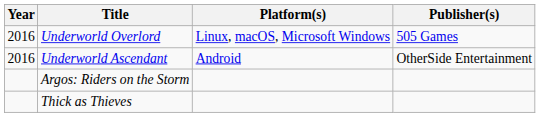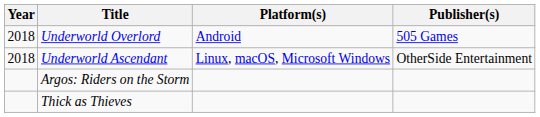(21, 36) 2016 -> (21, 36) 2018
(293, 36) Linux, macOS, Microsoft Windows -> (218, 36) Android
(21, 58) 2016 -> (21, 58) 2018
(218, 58) Android -> (293, 58) Linux, macOS, Microsoft Windows
